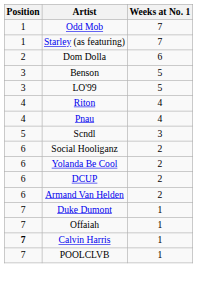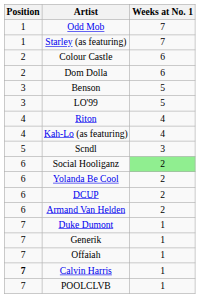+ row: (86, 57)
+ row: (86, 133)
- row: (85, 118)
(160, 149) no background -> (163, 164) lightgreen background
+ row: (86, 240)
